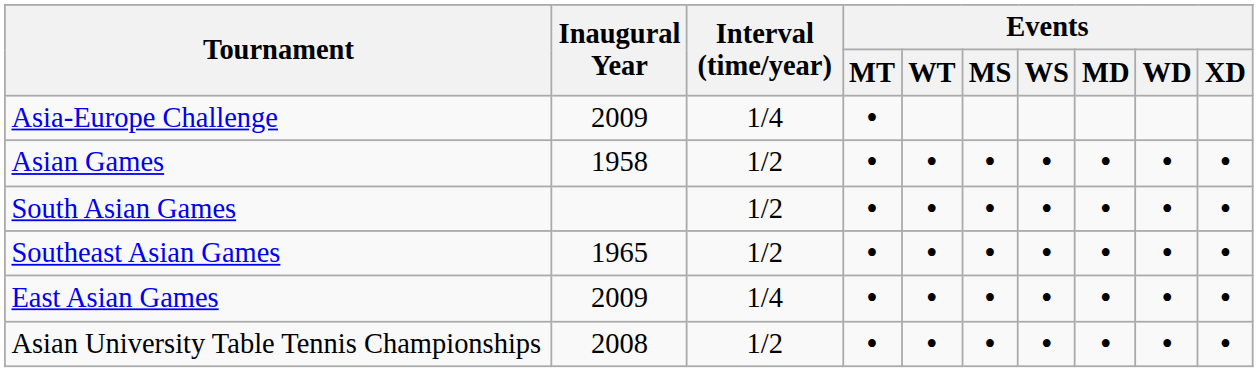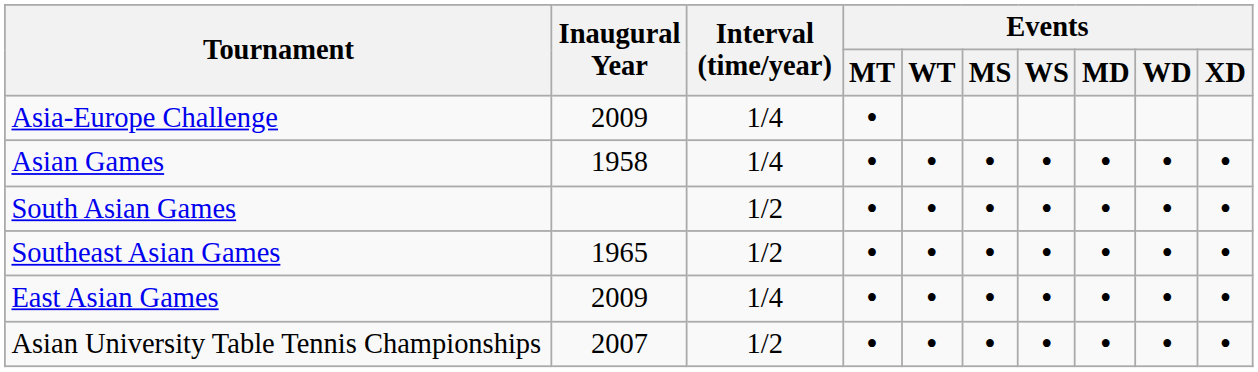(765, 162) 1/2 -> (765, 162) 1/4
(620, 343) 2008 -> (620, 343) 2007
